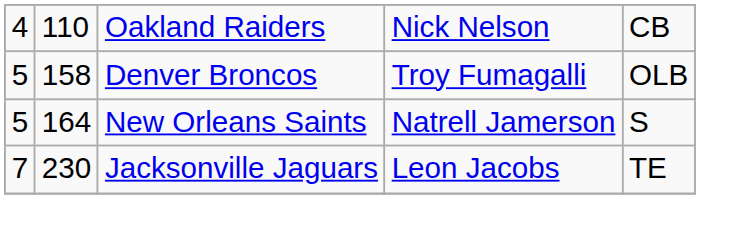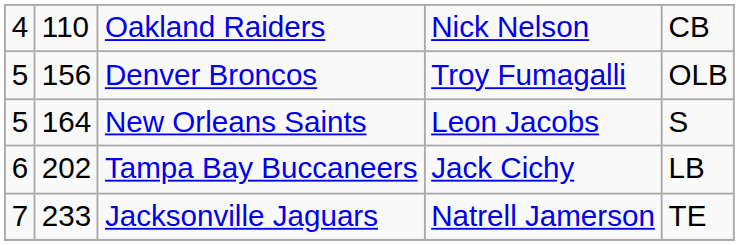(67, 74) 158 -> (67, 74) 156
(504, 121) Natrell Jamerson -> (515, 121) Leon Jacobs
+ row: (261, 168)
(67, 168) 230 -> (67, 215) 233
(476, 168) Leon Jacobs -> (543, 215) Natrell Jamerson
